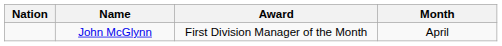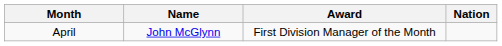columns swapped: (30, 14) <-> (437, 14)
